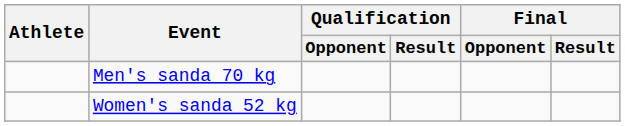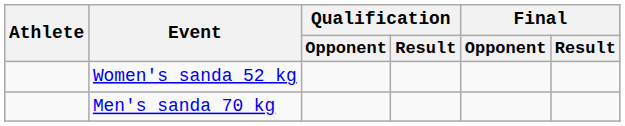rows swapped: (184, 76) <-> (195, 106)
